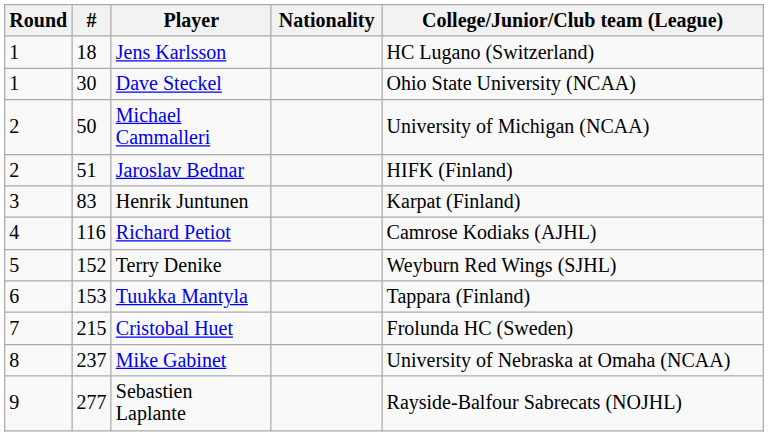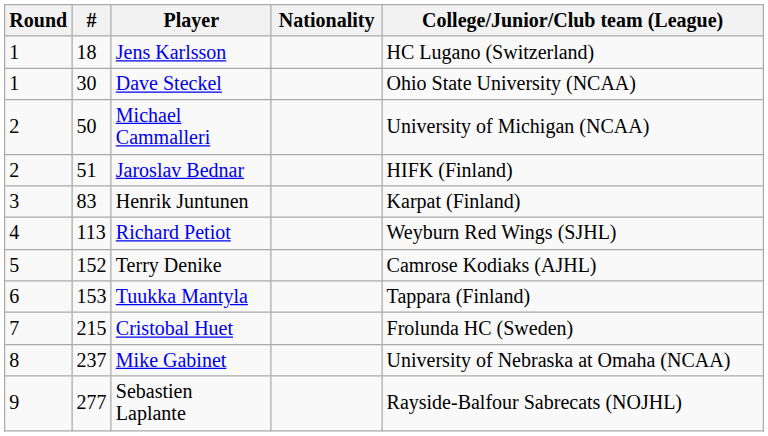(91, 233) 116 -> (91, 233) 113
(492, 233) Camrose Kodiaks (AJHL) -> (502, 233) Weyburn Red Wings (SJHL)
(502, 264) Weyburn Red Wings (SJHL) -> (492, 264) Camrose Kodiaks (AJHL)
